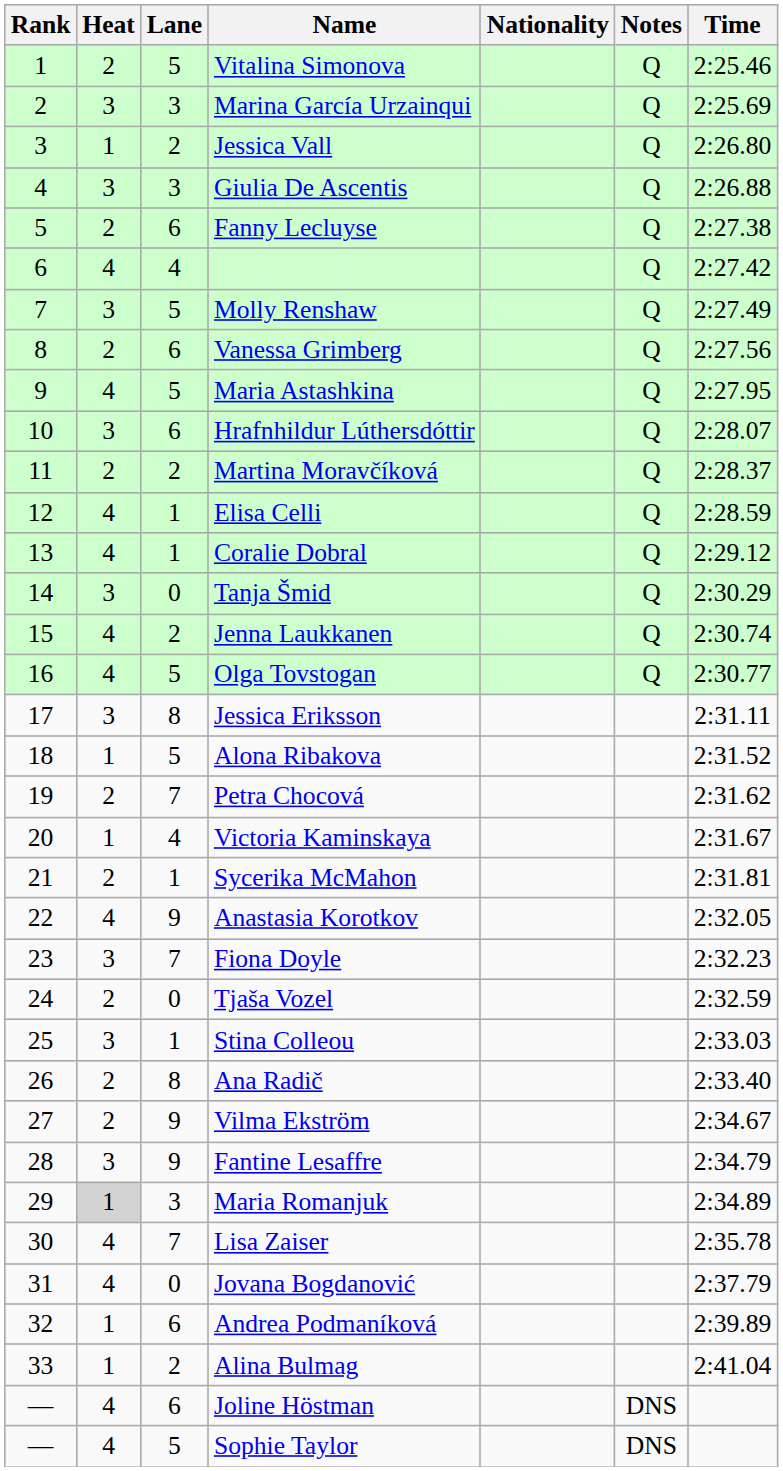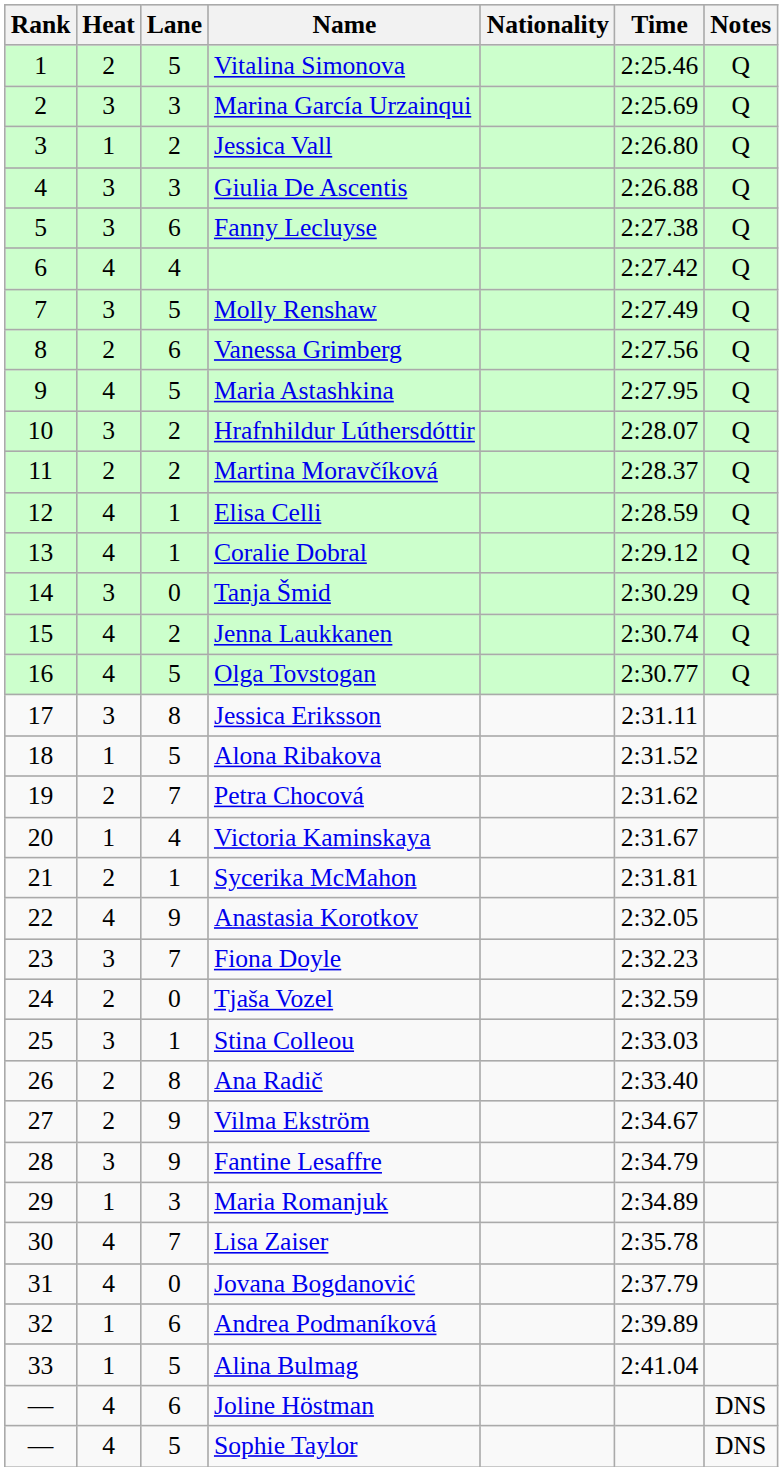columns swapped: (733, 24) <-> (651, 24)
(109, 227) 2 -> (109, 227) 3
(174, 430) 6 -> (174, 430) 2
(109, 1202) lightgrey background -> (109, 1202) no background
(174, 1364) 2 -> (174, 1364) 5
